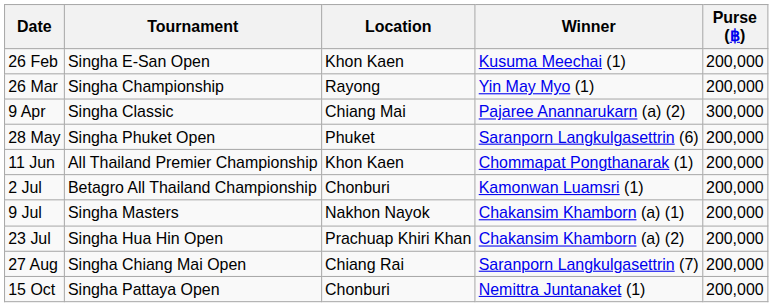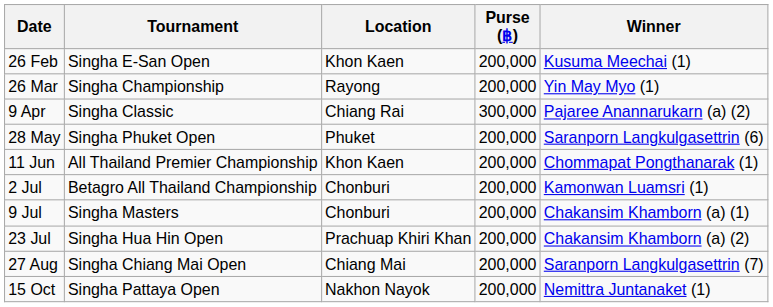columns swapped: (735, 26) <-> (589, 27)
(365, 112) Chiang Mai -> (364, 112) Chiang Rai
(377, 213) Nakhon Nayok -> (357, 213) Chonburi
(364, 264) Chiang Rai -> (365, 264) Chiang Mai
(357, 289) Chonburi -> (377, 289) Nakhon Nayok
